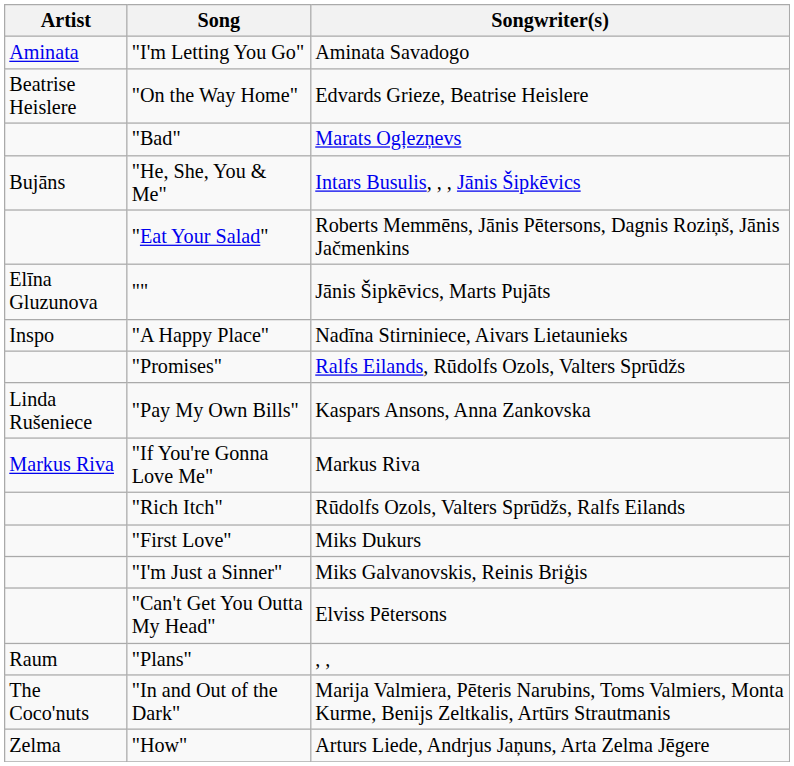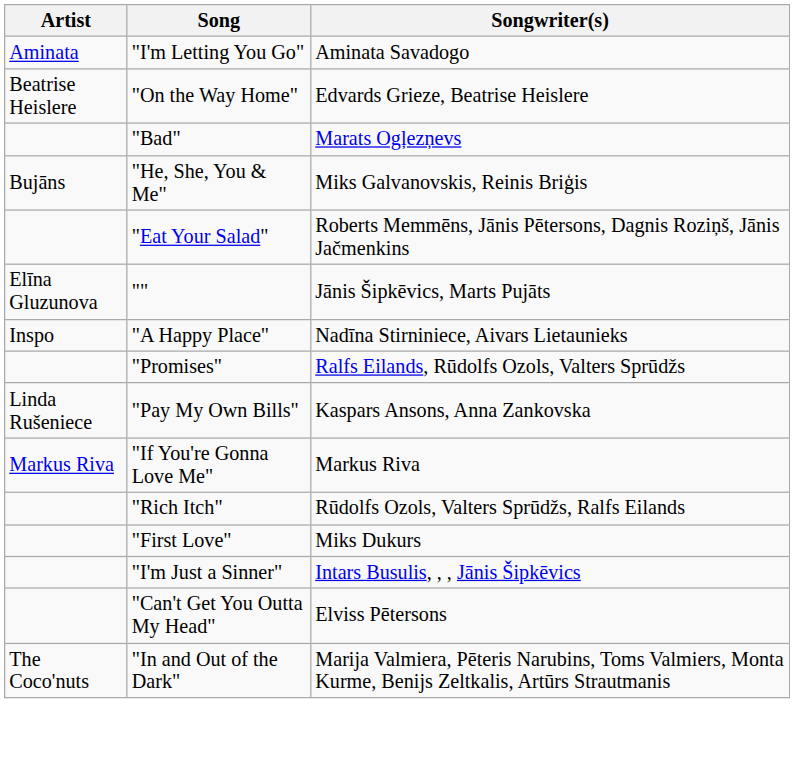(448, 182) Intars Busulis, , , Jānis Šipkēvics -> (451, 182) Miks Galvanovskis, Reinis Briģis
(451, 572) Miks Galvanovskis, Reinis Briģis -> (448, 572) Intars Busulis, , , Jānis Šipkēvics
- row: (162, 658)
- row: (160, 745)
